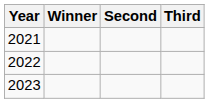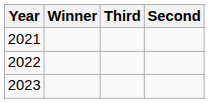columns swapped: (131, 16) <-> (182, 16)
